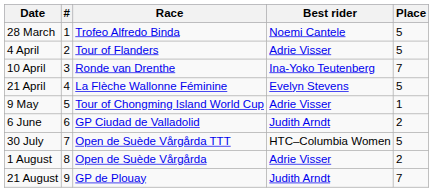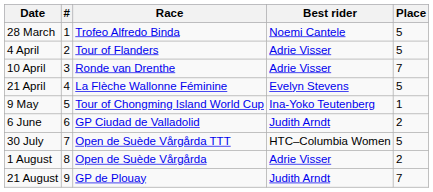(322, 68) Ina-Yoko Teutenberg -> (300, 68) Adrie Visser
(300, 104) Adrie Visser -> (322, 104) Ina-Yoko Teutenberg
